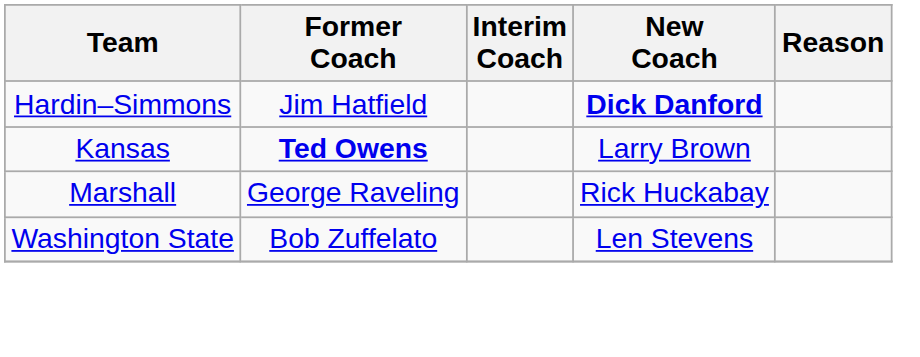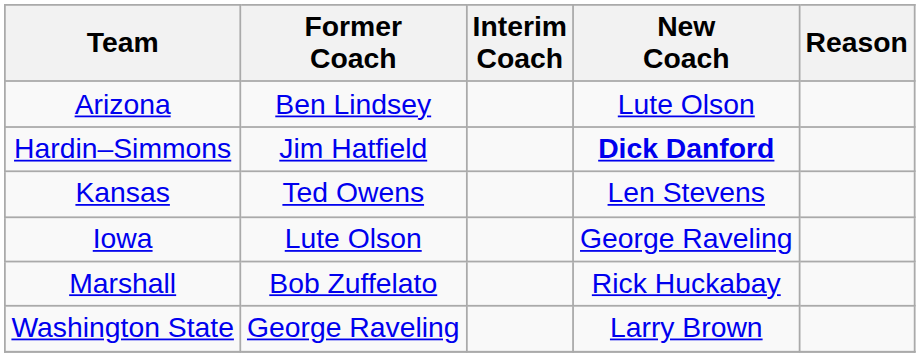+ row: (123, 103)
(353, 148) bold -> (353, 193) normal
(674, 148) Larry Brown -> (686, 193) Len Stevens
+ row: (123, 238)
(353, 193) George Raveling -> (353, 283) Bob Zuffelato
(353, 238) Bob Zuffelato -> (353, 328) George Raveling
(674, 238) Len Stevens -> (686, 328) Larry Brown
